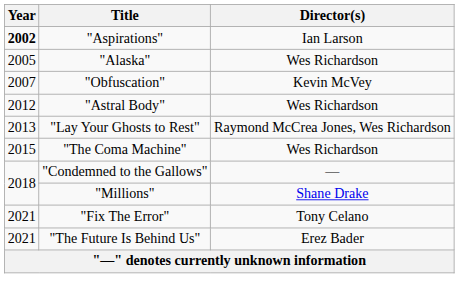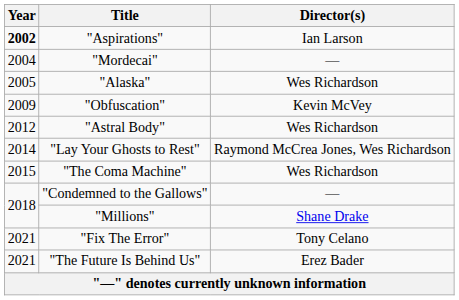+ row: (125, 60)
(22, 82) 2007 -> (22, 104) 2009
(22, 127) 2013 -> (22, 149) 2014
